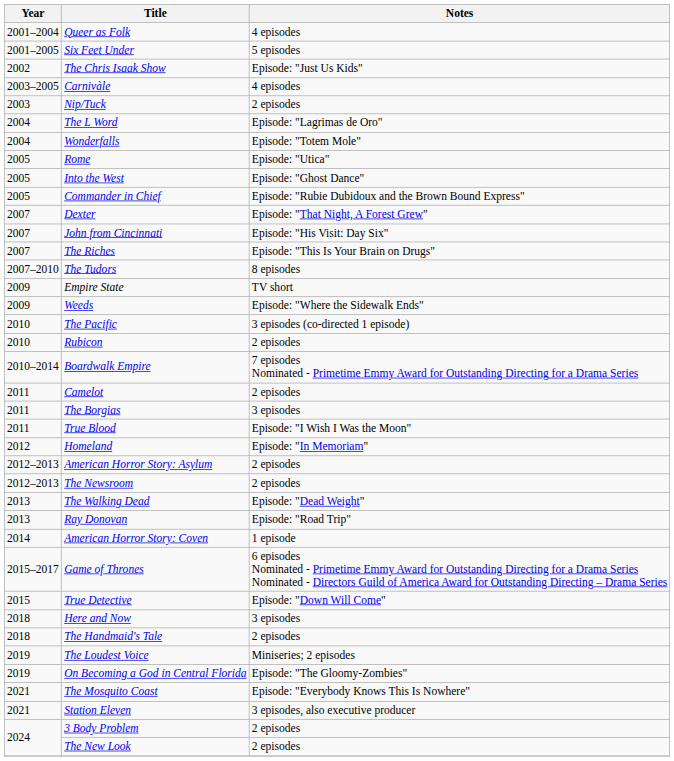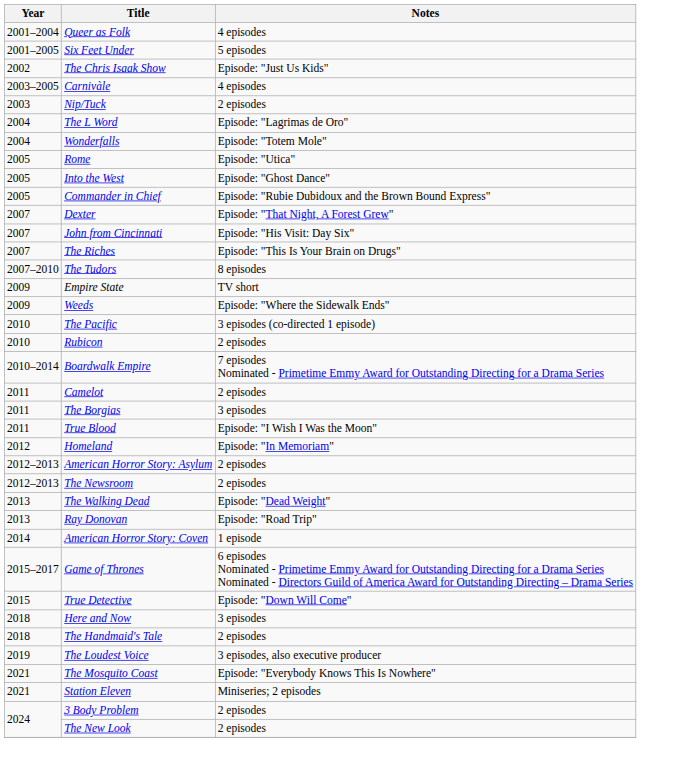(303, 655) Miniseries; 2 episodes -> (299, 655) 3 episodes, also executive producer
- row: (155, 673)
(334, 710) 3 episodes, also executive producer -> (269, 691) Miniseries; 2 episodes
